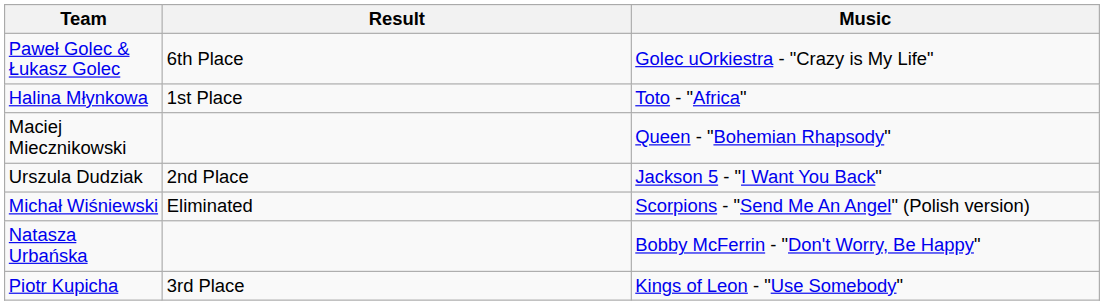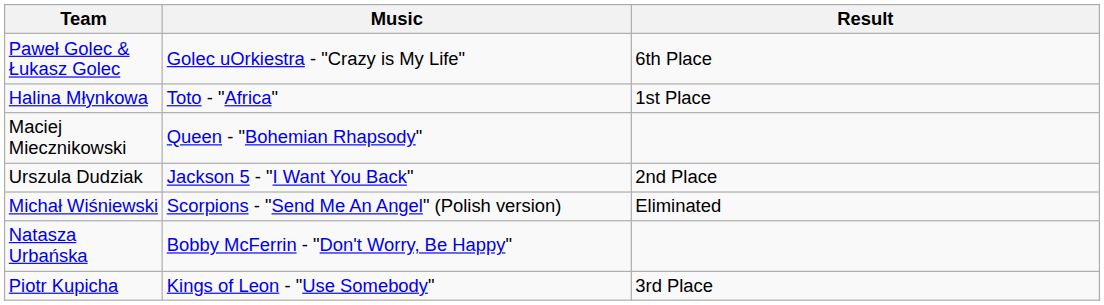columns swapped: (865, 19) <-> (397, 19)
